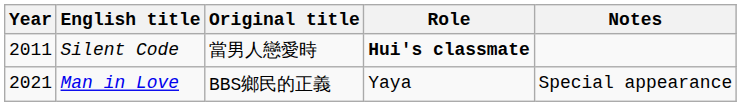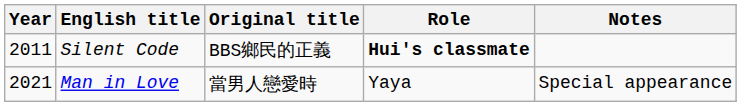(263, 51) 當男人戀愛時 -> (270, 51) BBS鄉民的正義
(270, 85) BBS鄉民的正義 -> (263, 85) 當男人戀愛時
